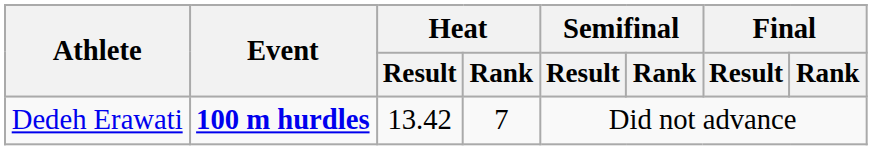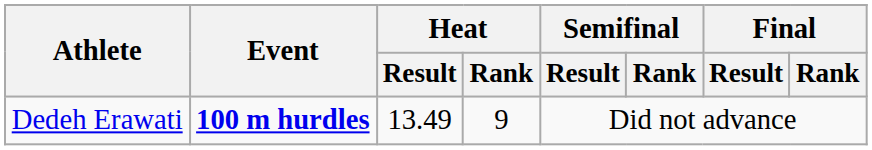(420, 120) 13.42 -> (420, 120) 13.49
(501, 120) 7 -> (501, 120) 9
